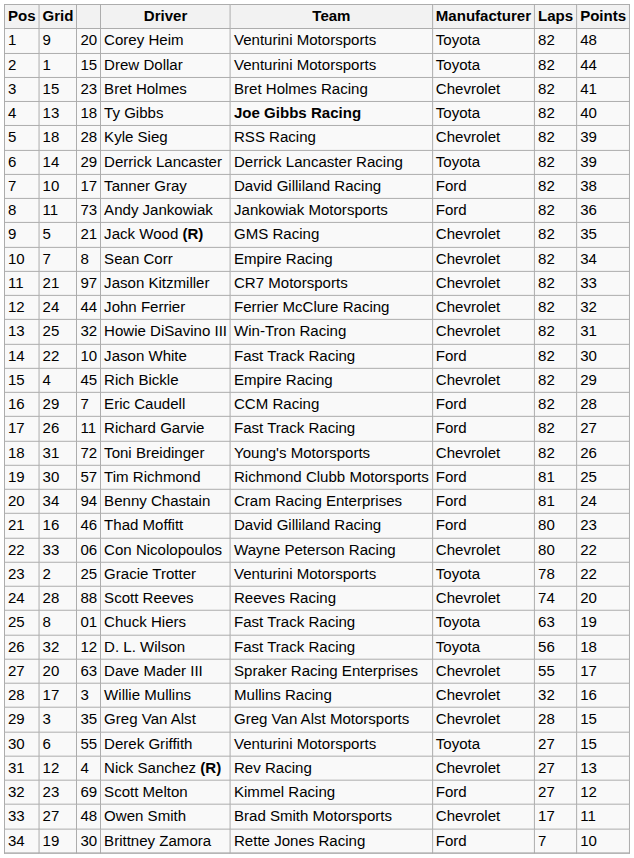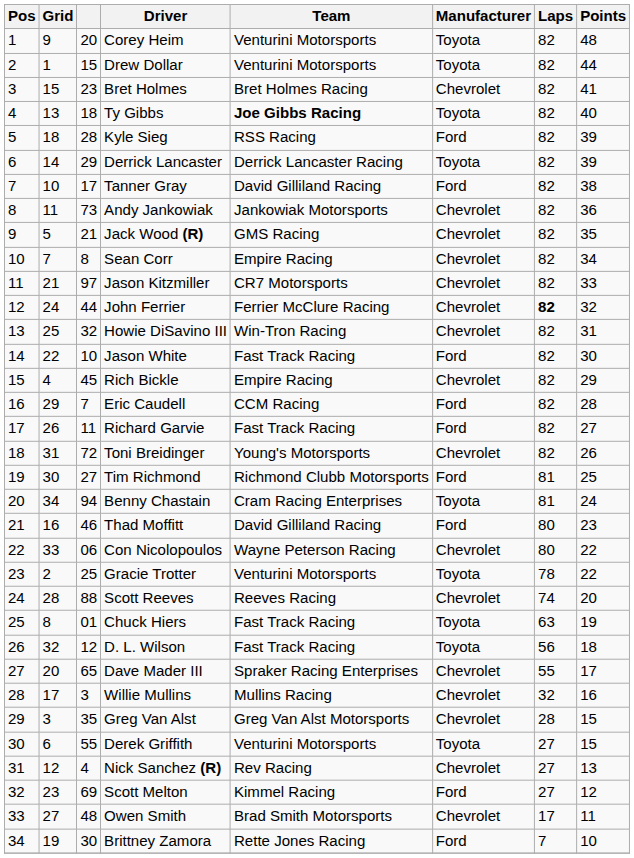(468, 137) Chevrolet -> (451, 137) Ford
(451, 210) Ford -> (468, 210) Chevrolet
(546, 307) normal -> (546, 307) bold
(89, 476) 57 -> (89, 476) 27
(451, 501) Ford -> (458, 501) Toyota
(89, 670) 63 -> (89, 670) 65
